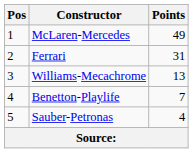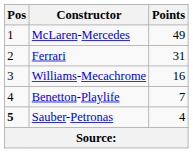(179, 76) 13 -> (179, 76) 16
(10, 117) normal -> (10, 117) bold
